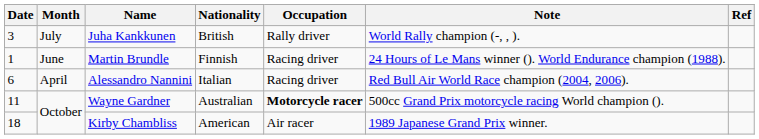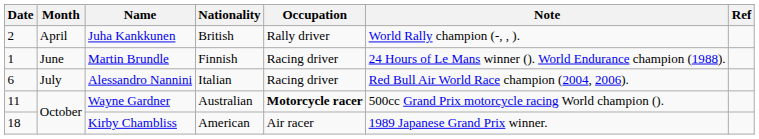(11, 36) 3 -> (11, 36) 2
(51, 36) July -> (54, 36) April
(54, 79) April -> (51, 79) July
